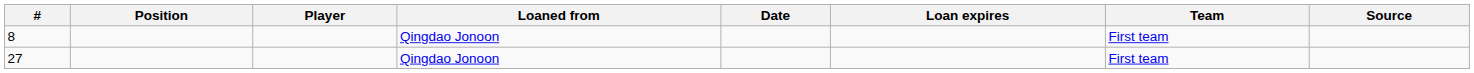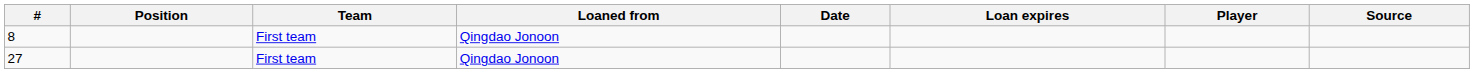columns swapped: (325, 15) <-> (1207, 15)
